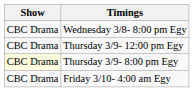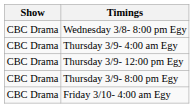+ row: (120, 45)
(33, 62) lightyellow background -> (33, 78) no background
